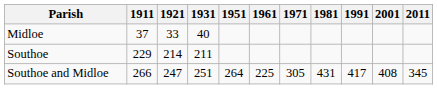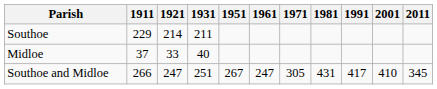rows swapped: (25, 34) <-> (28, 53)
(234, 73) 264 -> (234, 73) 267
(265, 73) 225 -> (265, 73) 247
(388, 73) 408 -> (388, 73) 410
